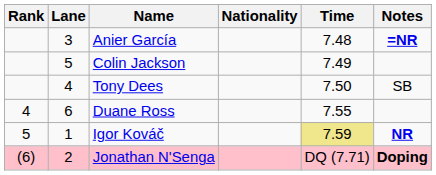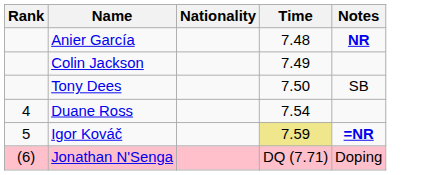- column: (69, 16)
(402, 39) =NR -> (359, 39) NR
(337, 110) 7.55 -> (296, 110) 7.54
(402, 134) NR -> (359, 134) =NR
(402, 157) bold -> (359, 157) normal
